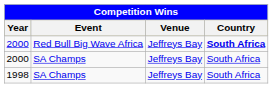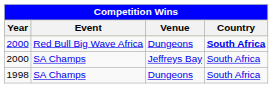(175, 43) Jeffreys Bay -> (170, 43) Dungeons
(175, 75) Jeffreys Bay -> (170, 75) Dungeons
